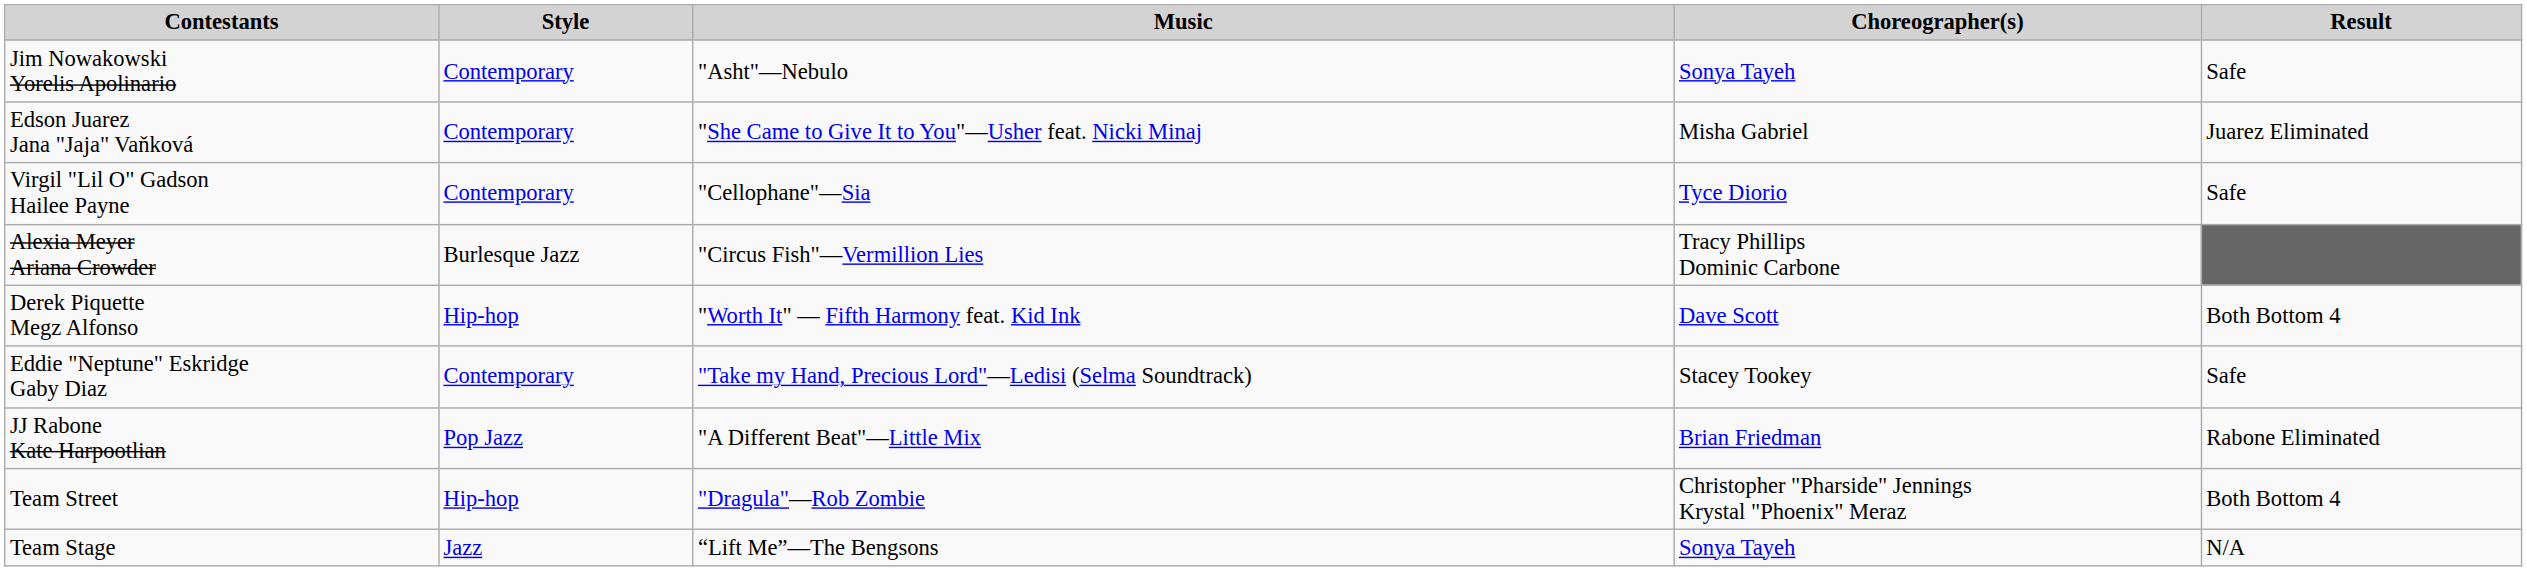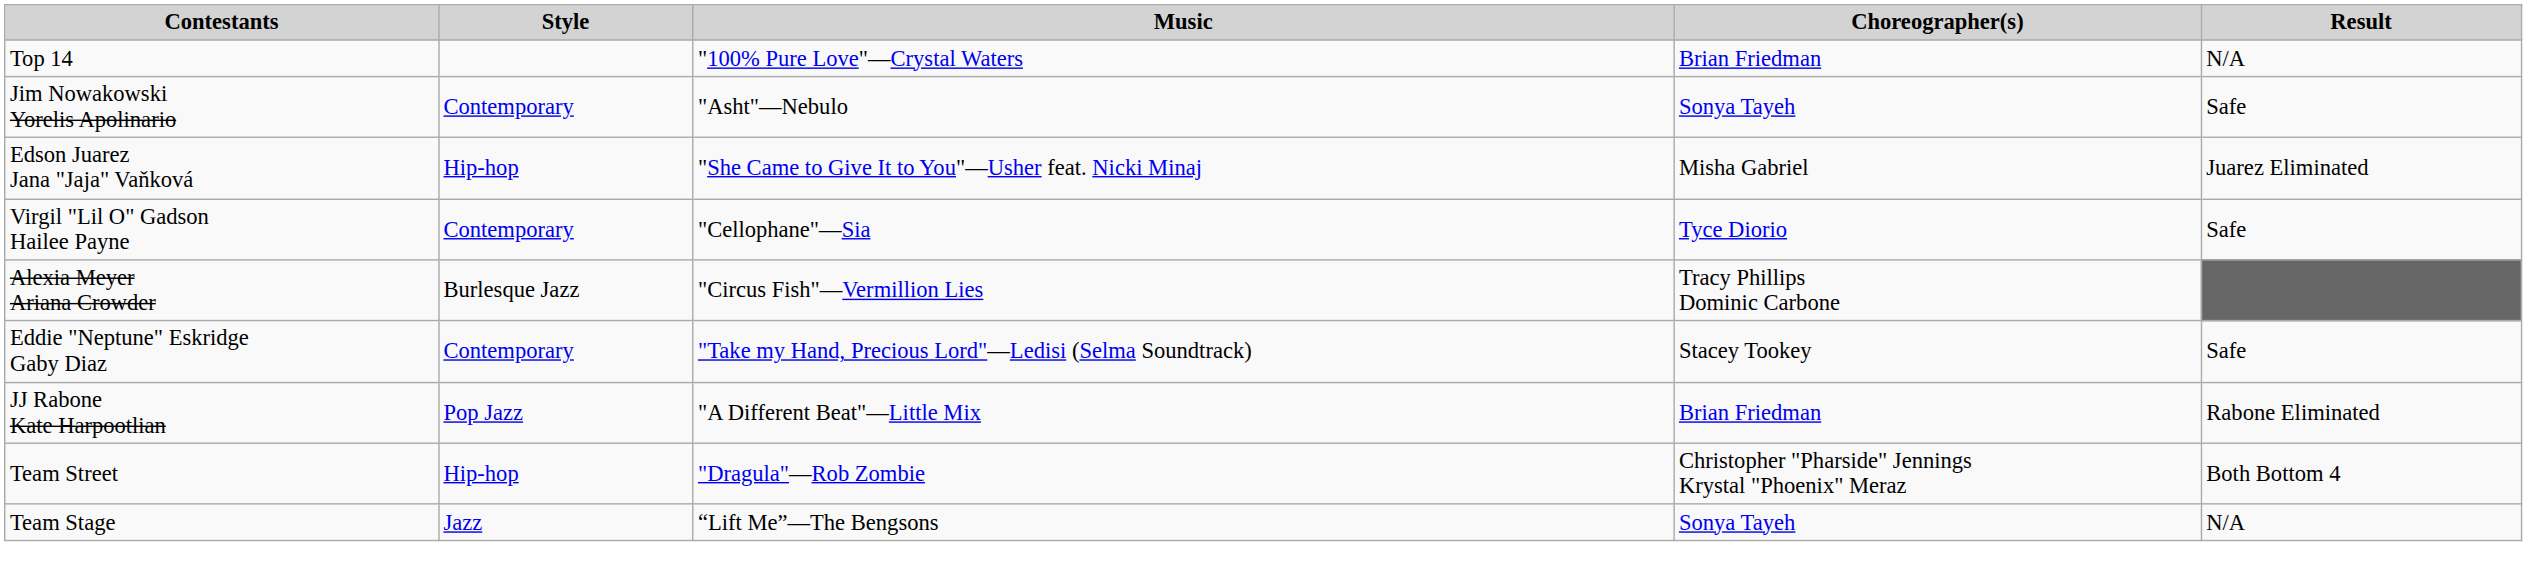+ row: (41, 58)
(509, 132) Contemporary -> (481, 167) Hip-hop
- row: (77, 315)
